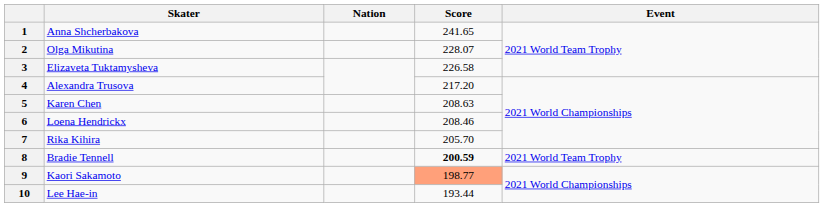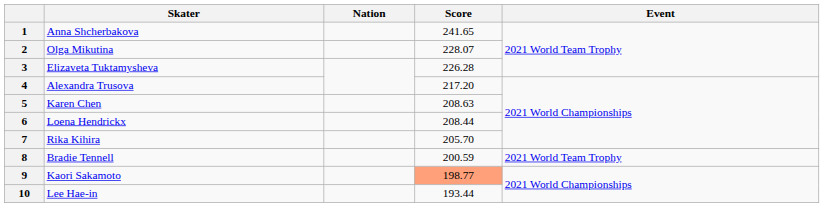(458, 67) 226.58 -> (458, 67) 226.28
(458, 121) 208.46 -> (458, 121) 208.44
(458, 157) bold -> (458, 157) normal
